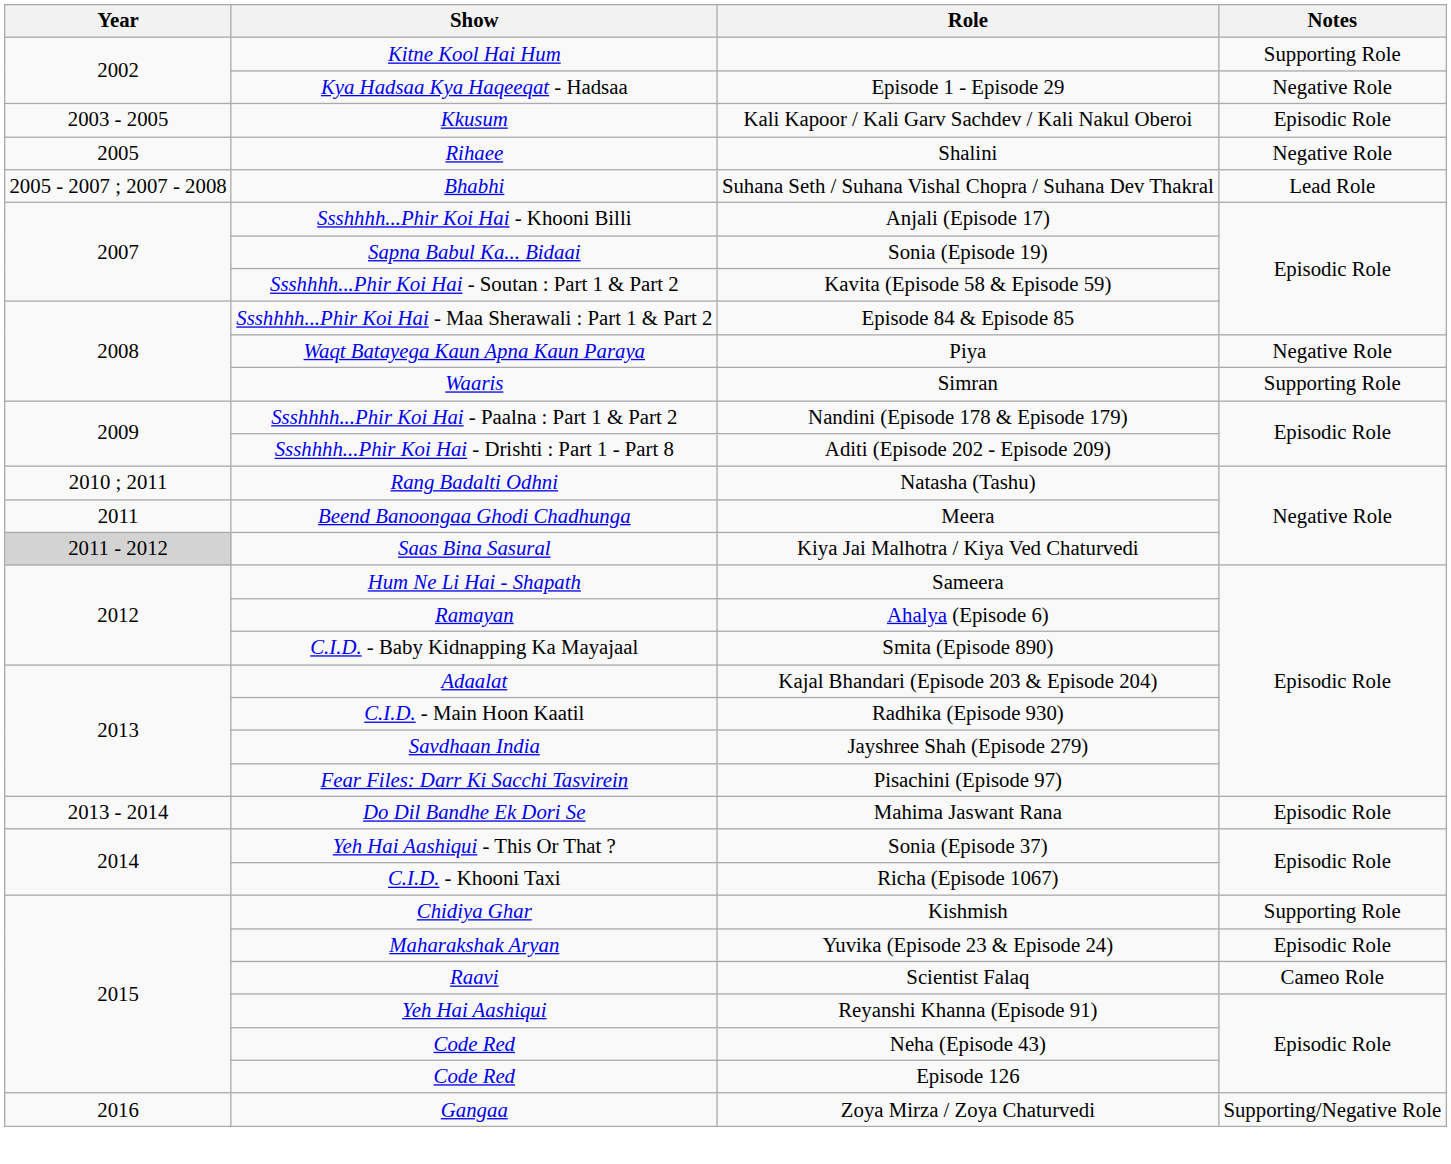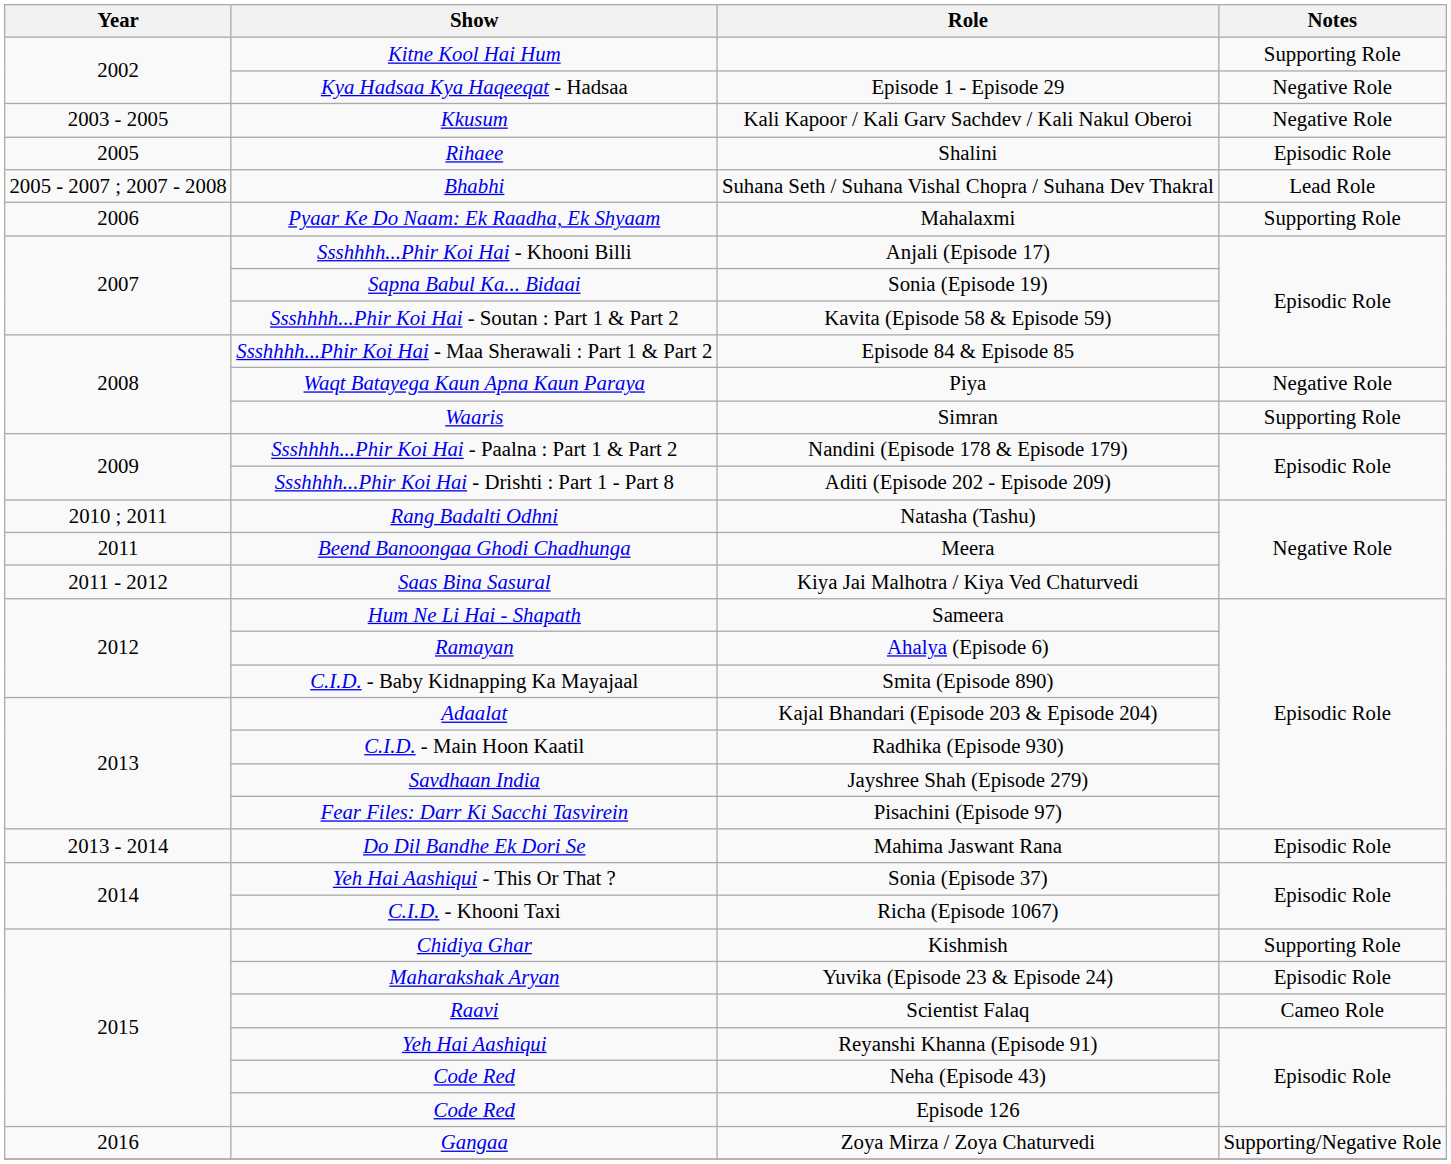(1332, 119) Episodic Role -> (1332, 119) Negative Role
(1332, 152) Negative Role -> (1332, 152) Episodic Role
+ row: (474, 218)
(118, 548) lightgrey background -> (118, 581) no background
